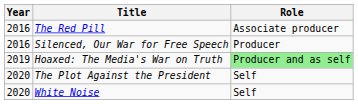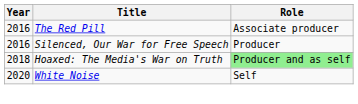(18, 60) 2019 -> (18, 60) 2018
- row: (123, 76)
